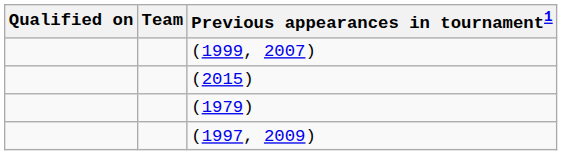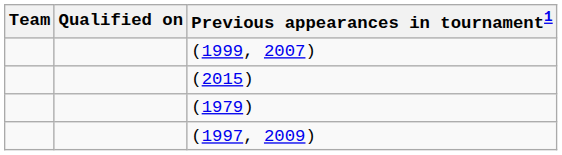columns swapped: (162, 21) <-> (71, 21)
